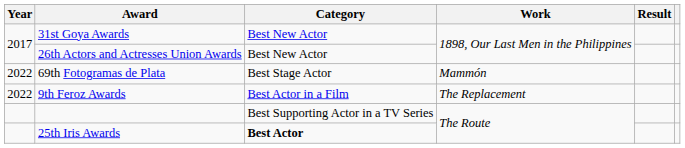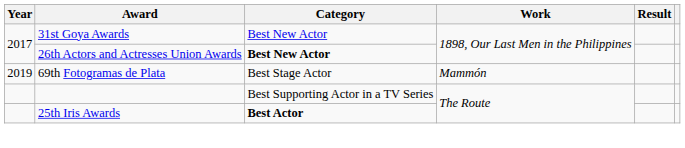(287, 53) normal -> (289, 53) bold
(20, 73) 2022 -> (20, 73) 2019
- row: (82, 93)
